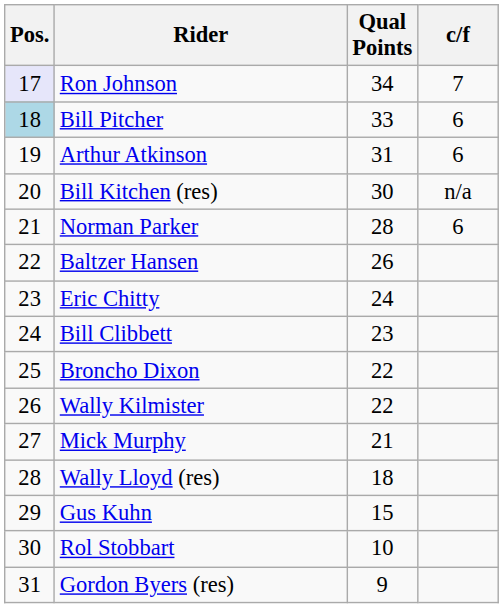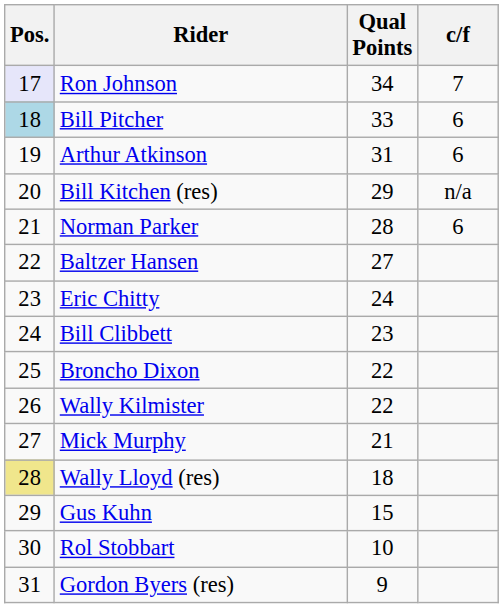(382, 190) 30 -> (382, 190) 29
(382, 262) 26 -> (382, 262) 27
(30, 477) no background -> (30, 477) khaki background
